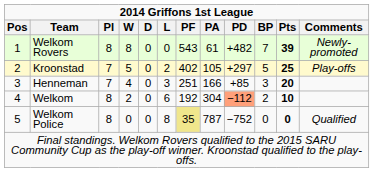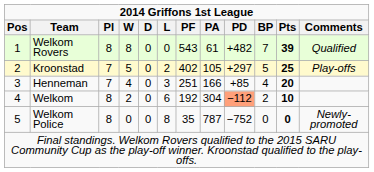(334, 48) Newly-promoted -> (334, 48) Qualified
(265, 84) 3 -> (265, 84) 4
(188, 119) khaki background -> (188, 119) no background
(334, 119) Qualified -> (334, 119) Newly-promoted
